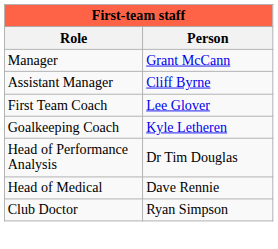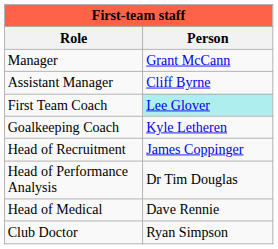(178, 104) no background -> (178, 104) paleturquoise background
+ row: (67, 149)
